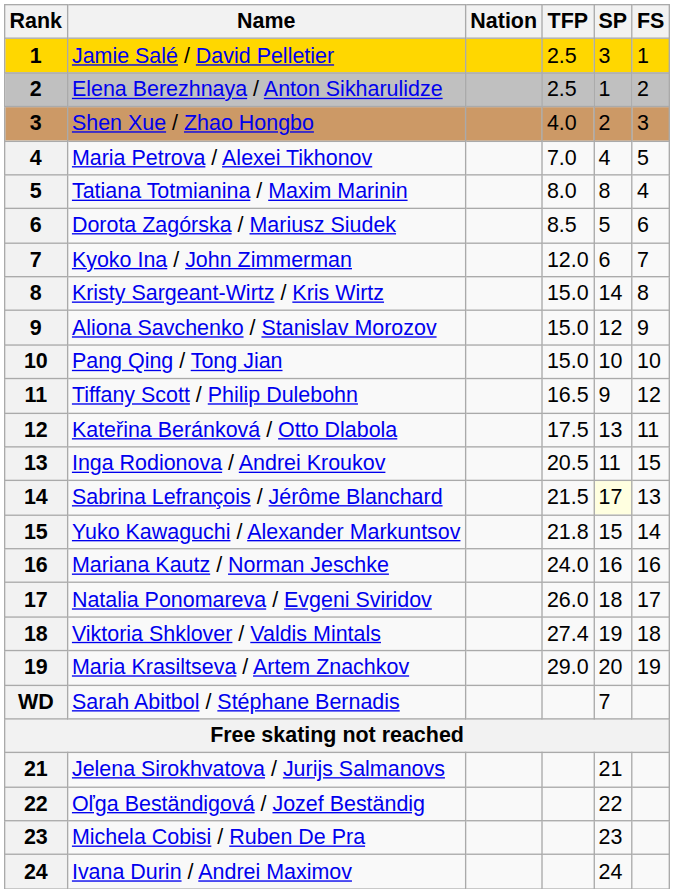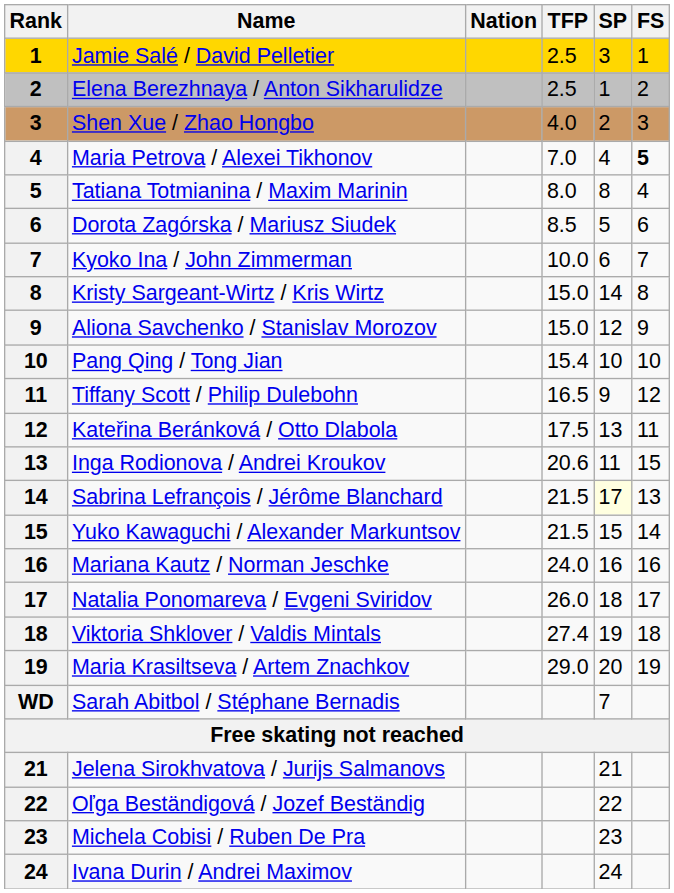(643, 157) normal -> (643, 157) bold
(568, 259) 12.0 -> (568, 259) 10.0
(568, 361) 15.0 -> (568, 361) 15.4
(568, 463) 20.5 -> (568, 463) 20.6
(568, 531) 21.8 -> (568, 531) 21.5
